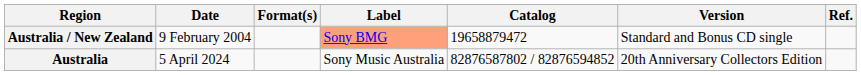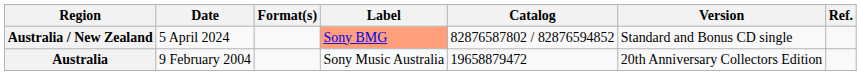(205, 37) 9 February 2004 -> (194, 37) 5 April 2024
(489, 37) 19658879472 -> (532, 37) 82876587802 / 82876594852
(194, 59) 5 April 2024 -> (205, 59) 9 February 2004
(532, 59) 82876587802 / 82876594852 -> (489, 59) 19658879472
